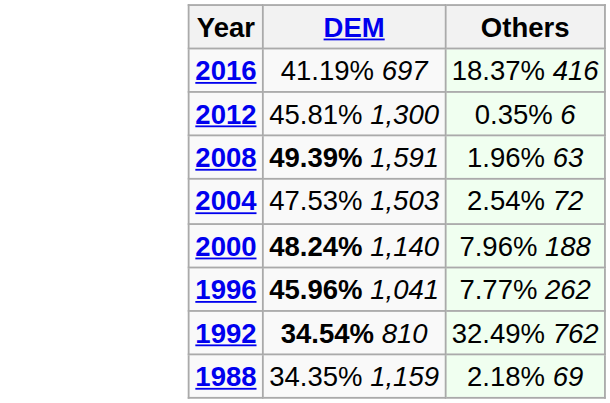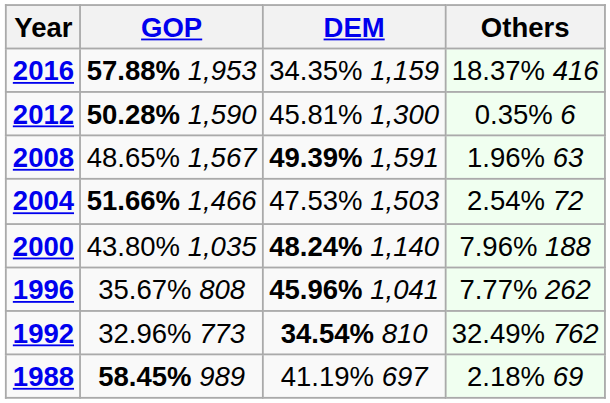+ column: (172, 27)
(354, 71) 41.19% 697 -> (354, 71) 34.35% 1,159
(354, 376) 34.35% 1,159 -> (354, 376) 41.19% 697
